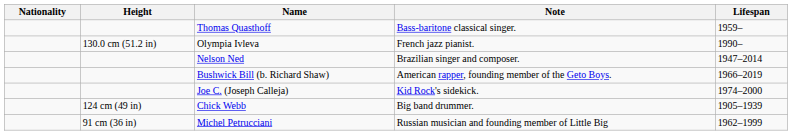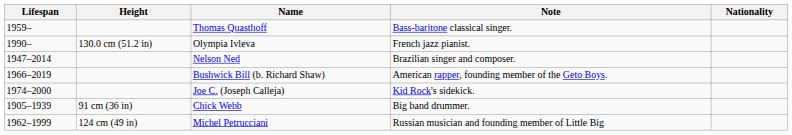columns swapped: (42, 12) <-> (751, 12)
(112, 106) 124 cm (49 in) -> (105, 106) 91 cm (36 in)
(109, 122) 91 cm (36 in) -> (108, 122) 124 cm (49 in)
